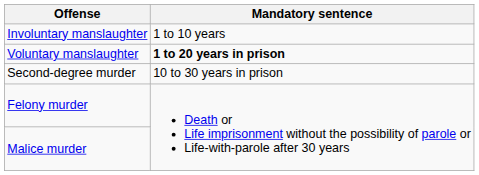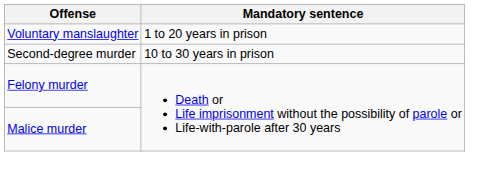- row: (77, 34)
(219, 53) bold -> (206, 34) normal
